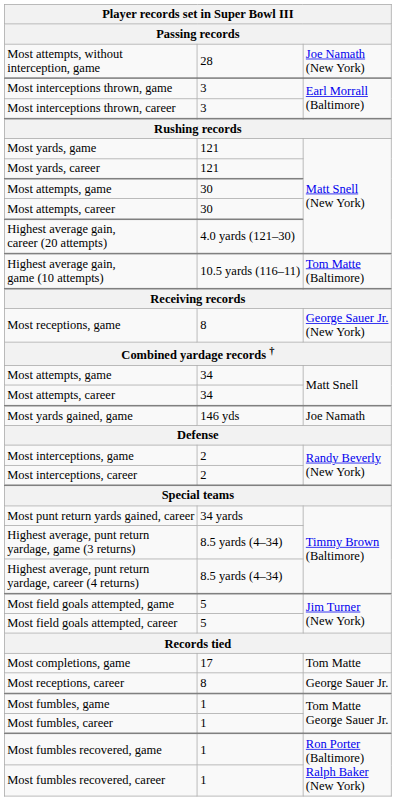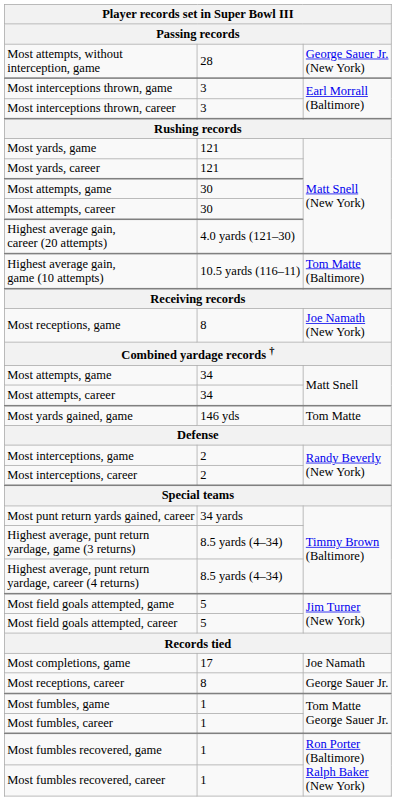(335, 61) Joe Namath (New York) -> (347, 61) George Sauer Jr. (New York)
(347, 325) George Sauer Jr. (New York) -> (335, 325) Joe Namath (New York)
(335, 415) Joe Namath -> (333, 415) Tom Matte
(333, 663) Tom Matte -> (335, 663) Joe Namath
